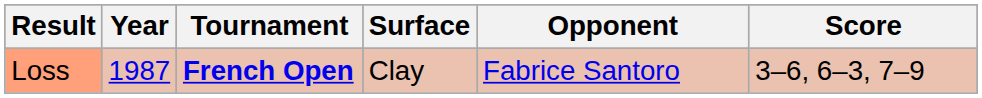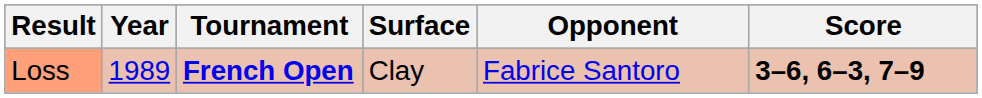(139, 70) 1987 -> (139, 70) 1989
(840, 70) normal -> (840, 70) bold
